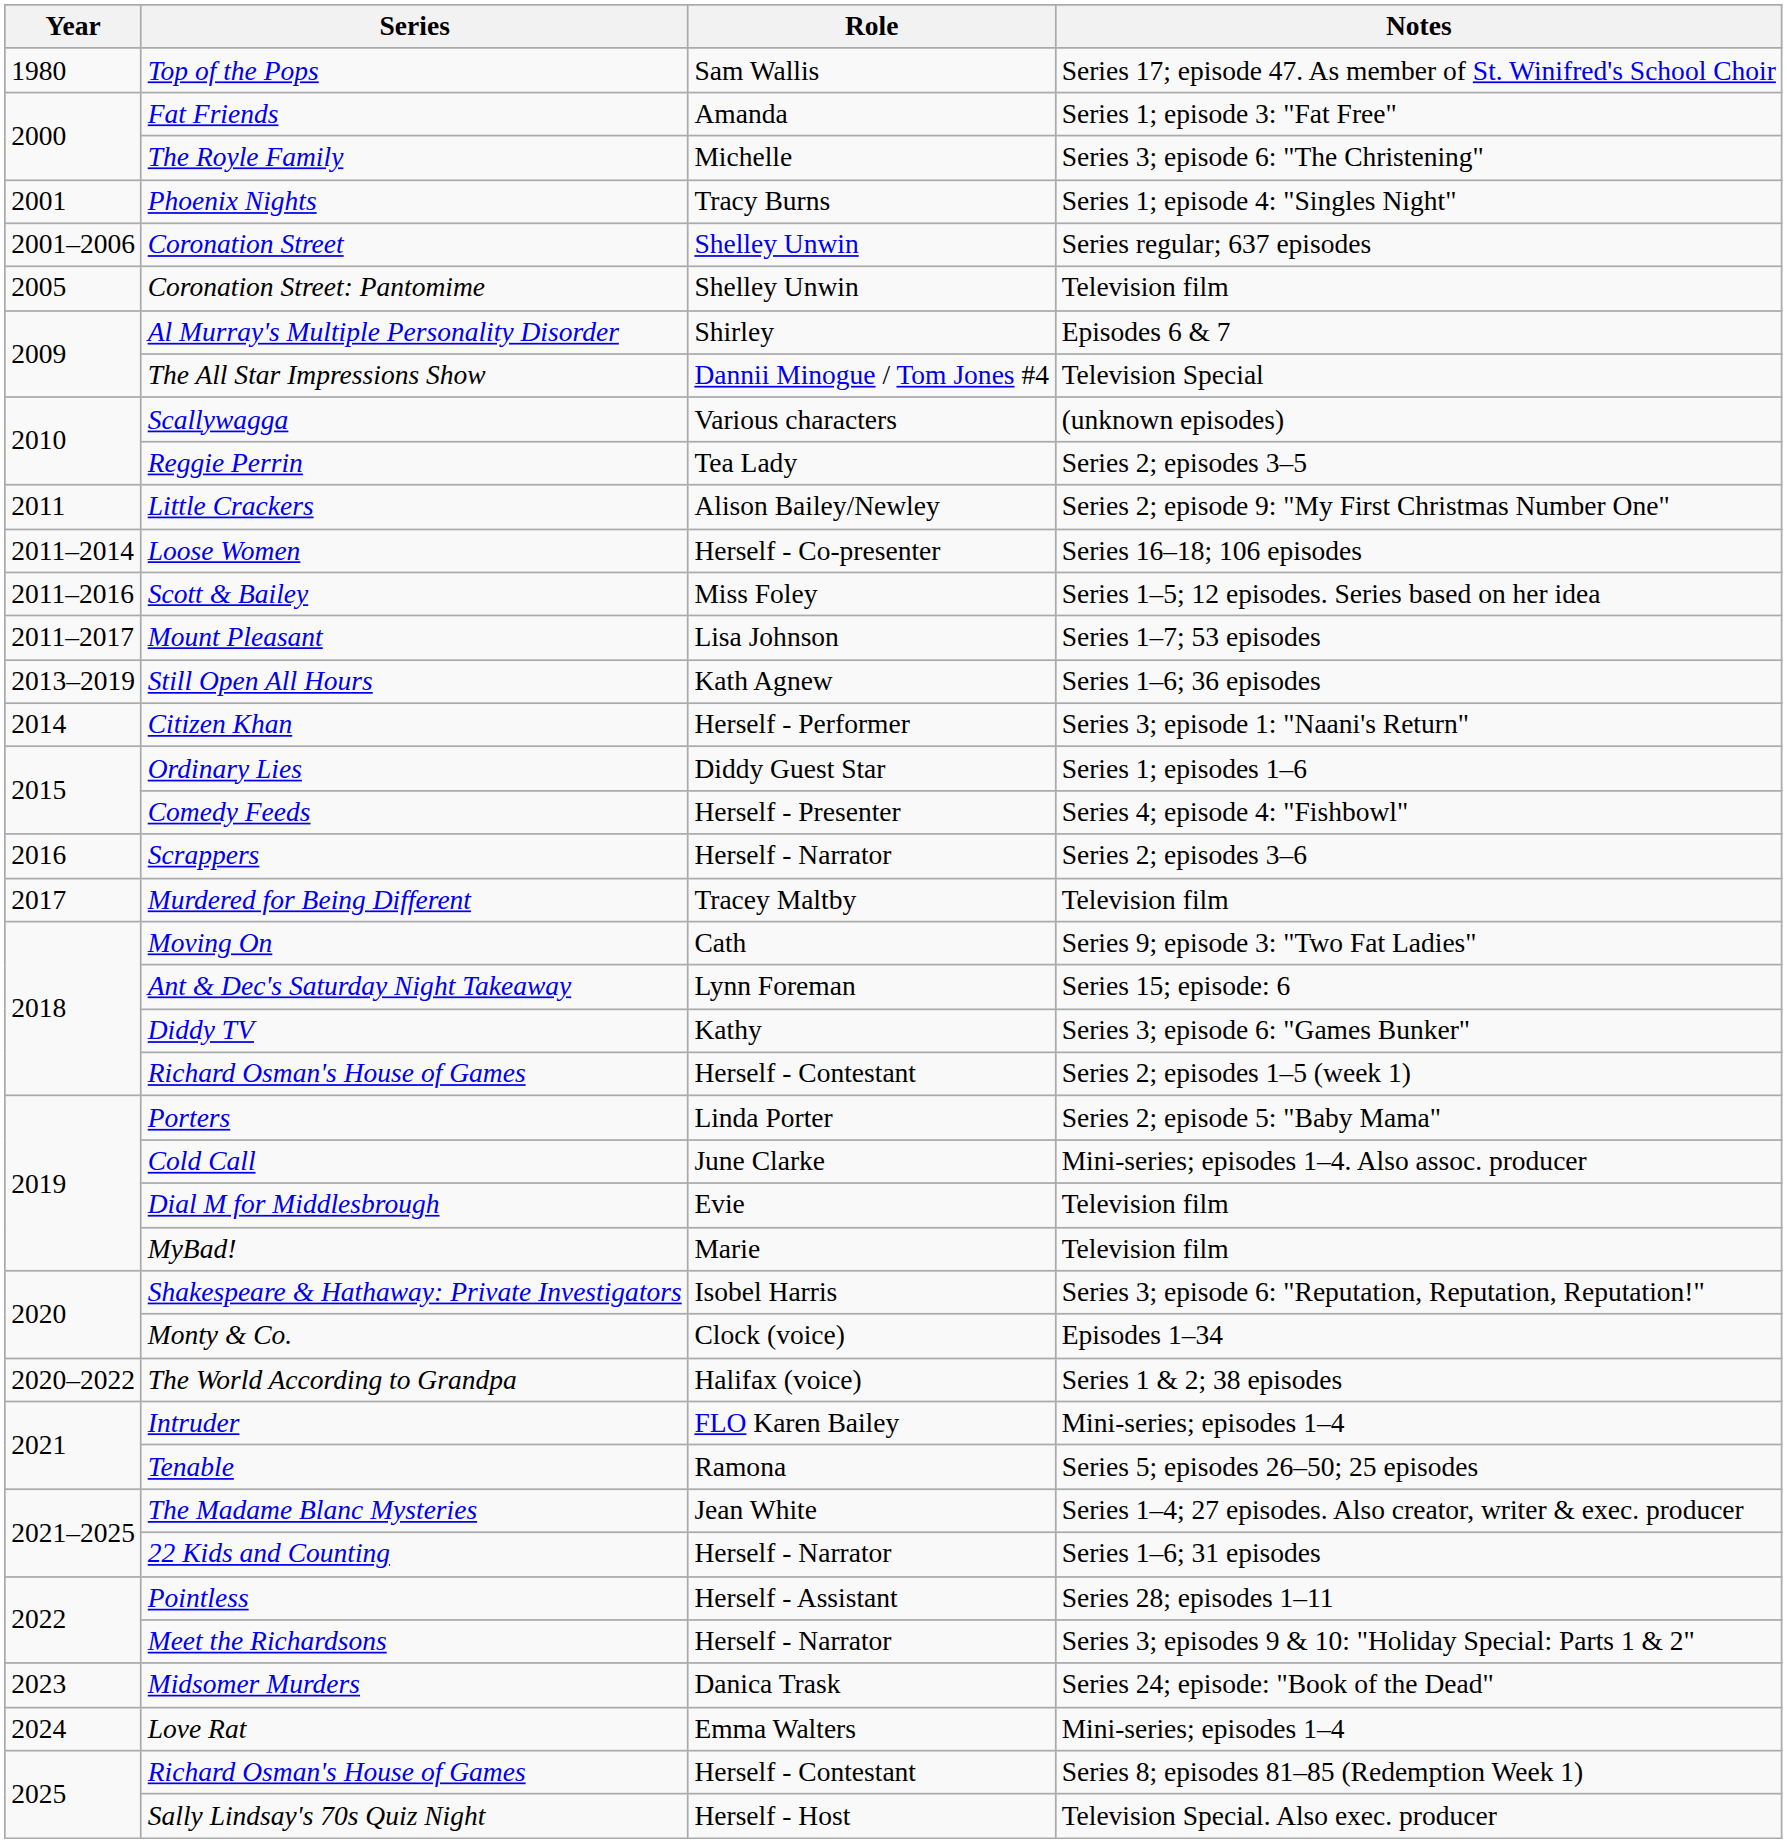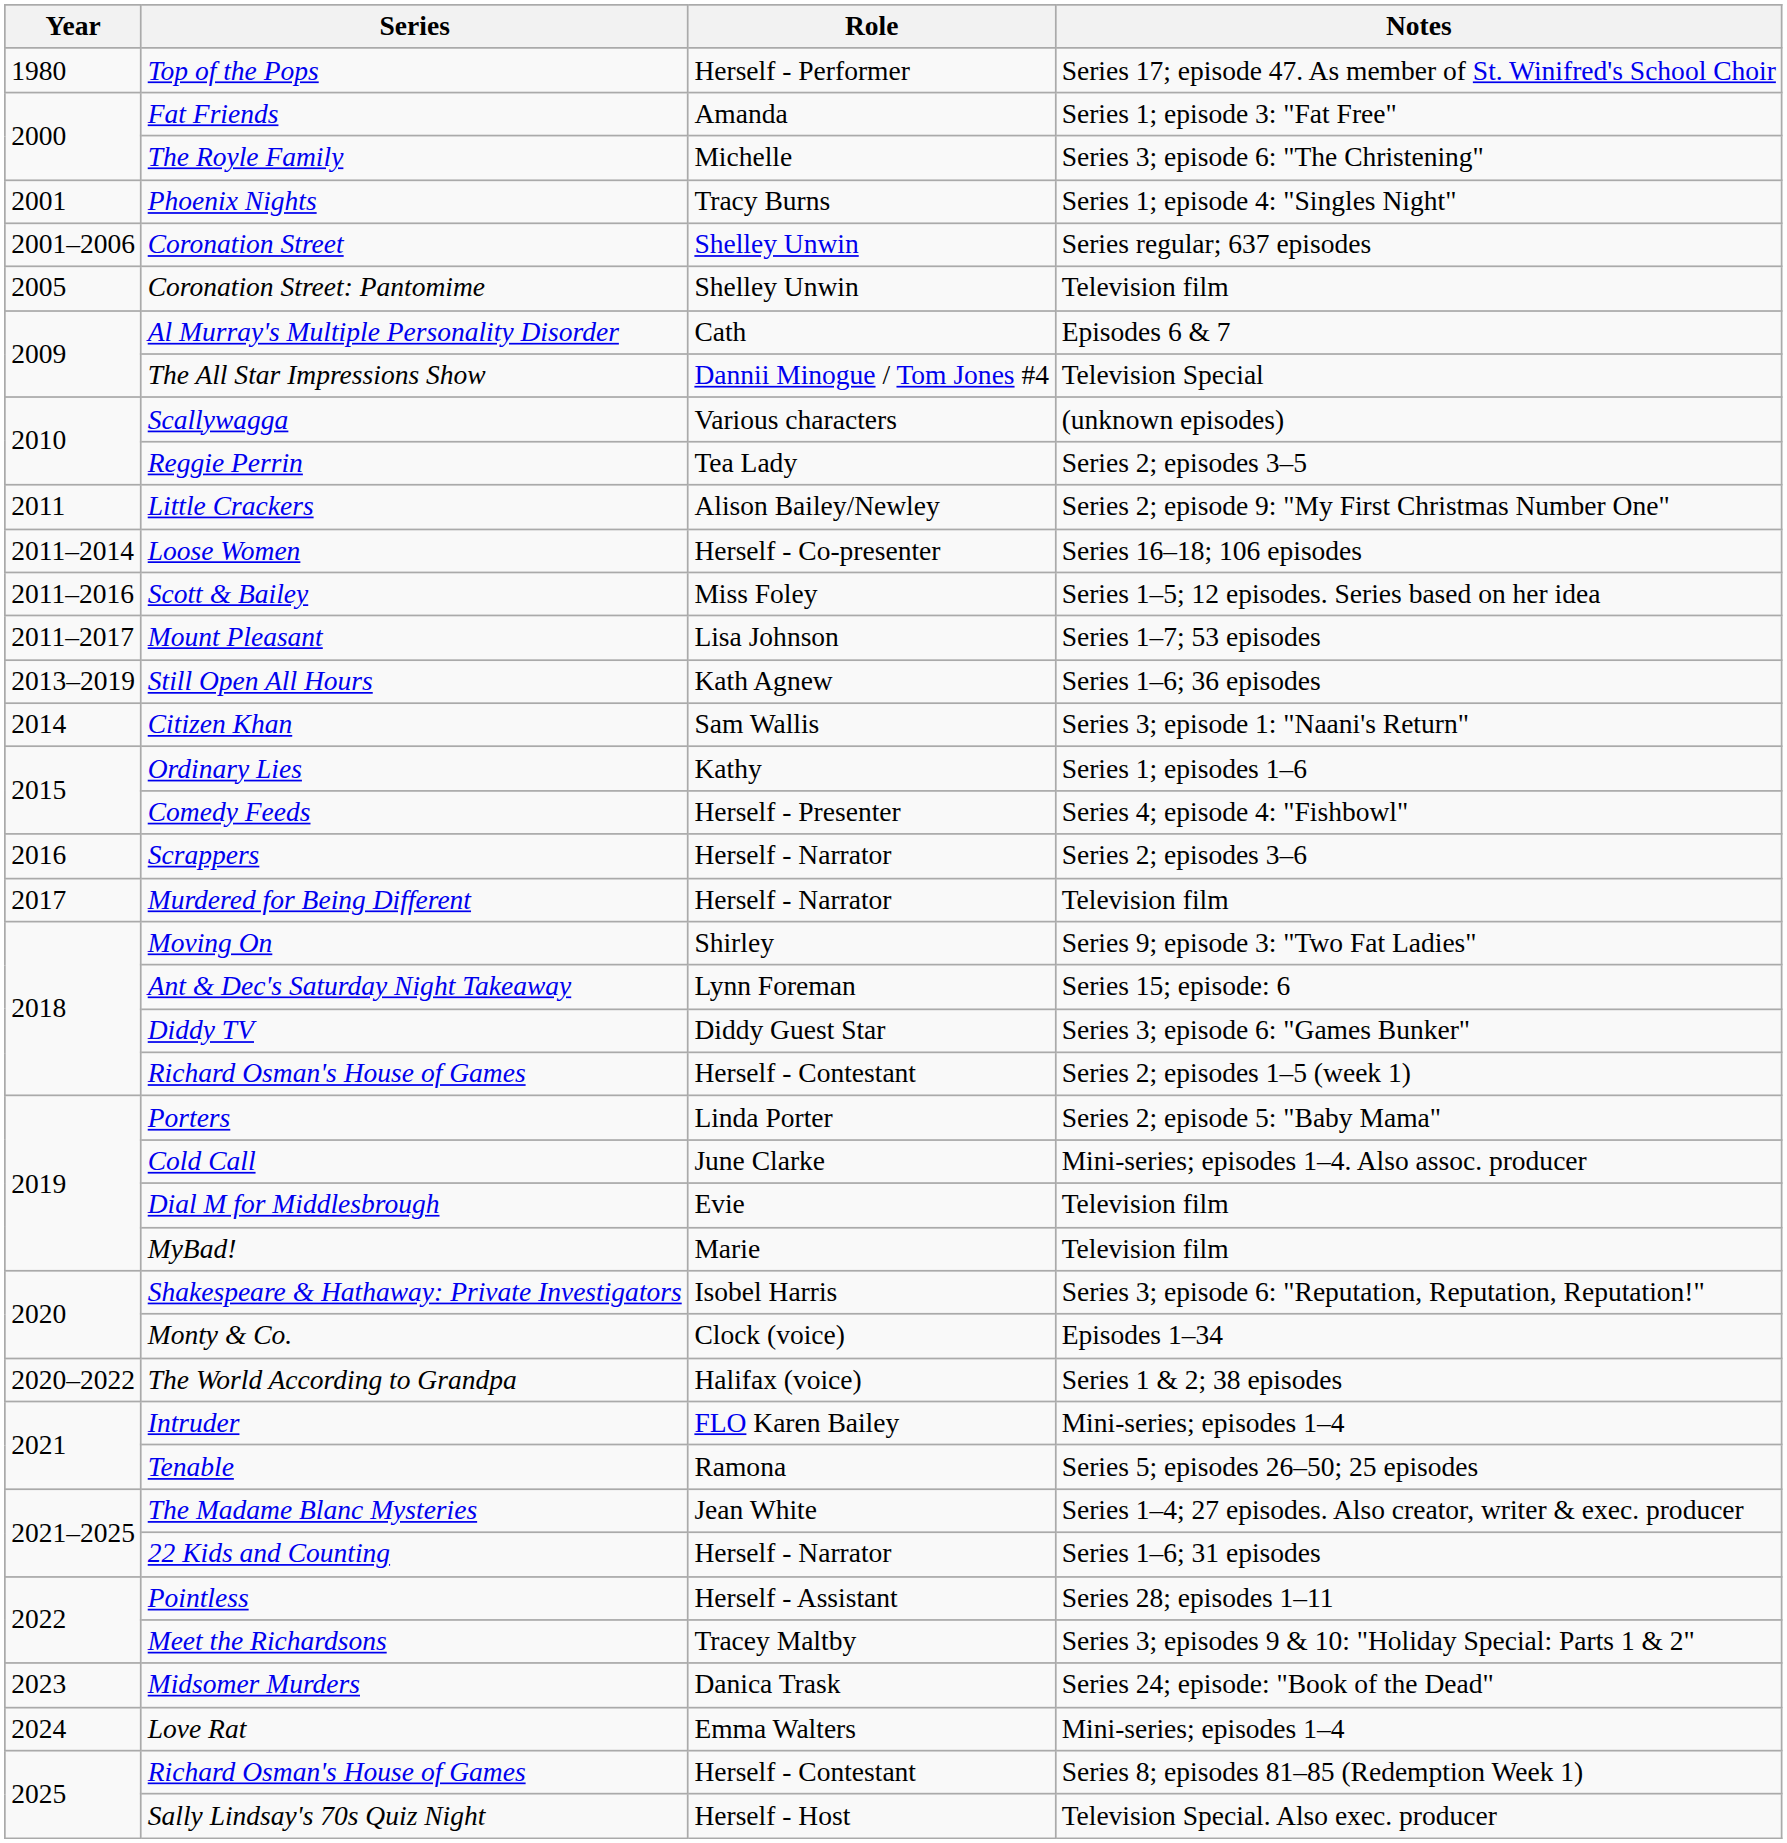(757, 69) Sam Wallis -> (802, 69) Herself - Performer
(734, 331) Shirley -> (720, 331) Cath
(802, 724) Herself - Performer -> (757, 724) Sam Wallis
(790, 768) Diddy Guest Star -> (728, 768) Kathy
(775, 899) Tracey Maltby -> (793, 899) Herself - Narrator
(720, 942) Cath -> (734, 942) Shirley
(728, 1030) Kathy -> (790, 1030) Diddy Guest Star
(793, 1641) Herself - Narrator -> (775, 1641) Tracey Maltby
